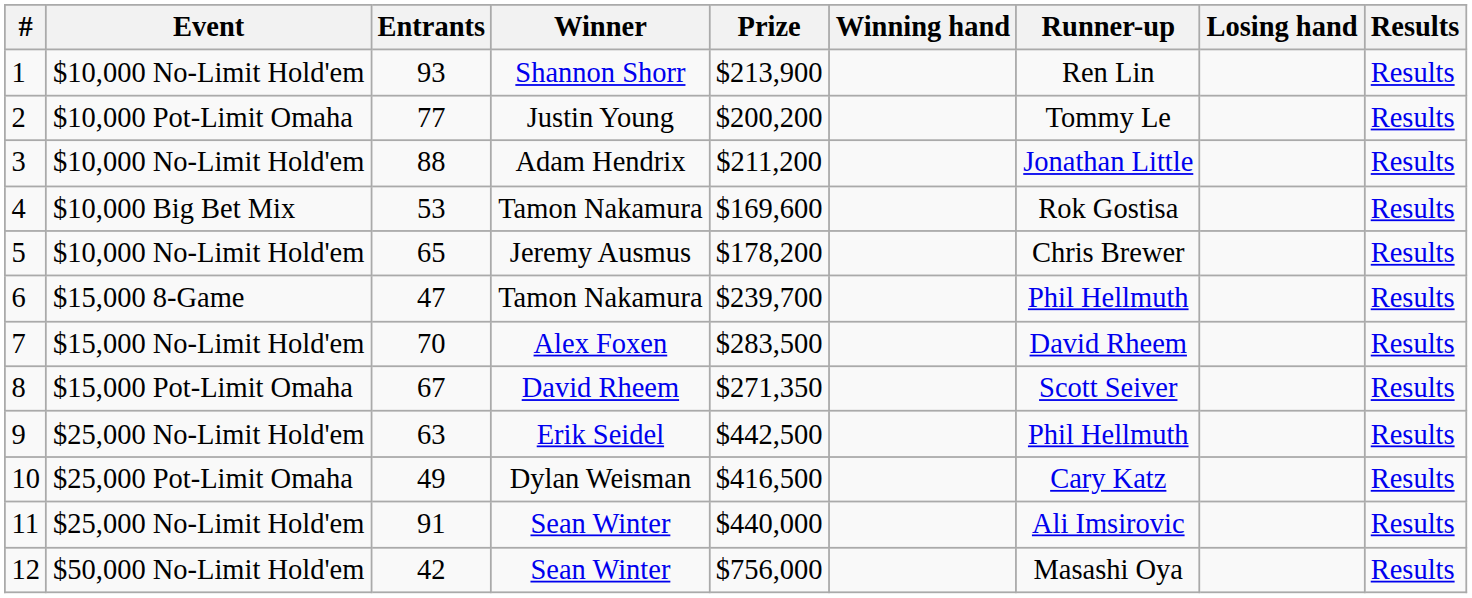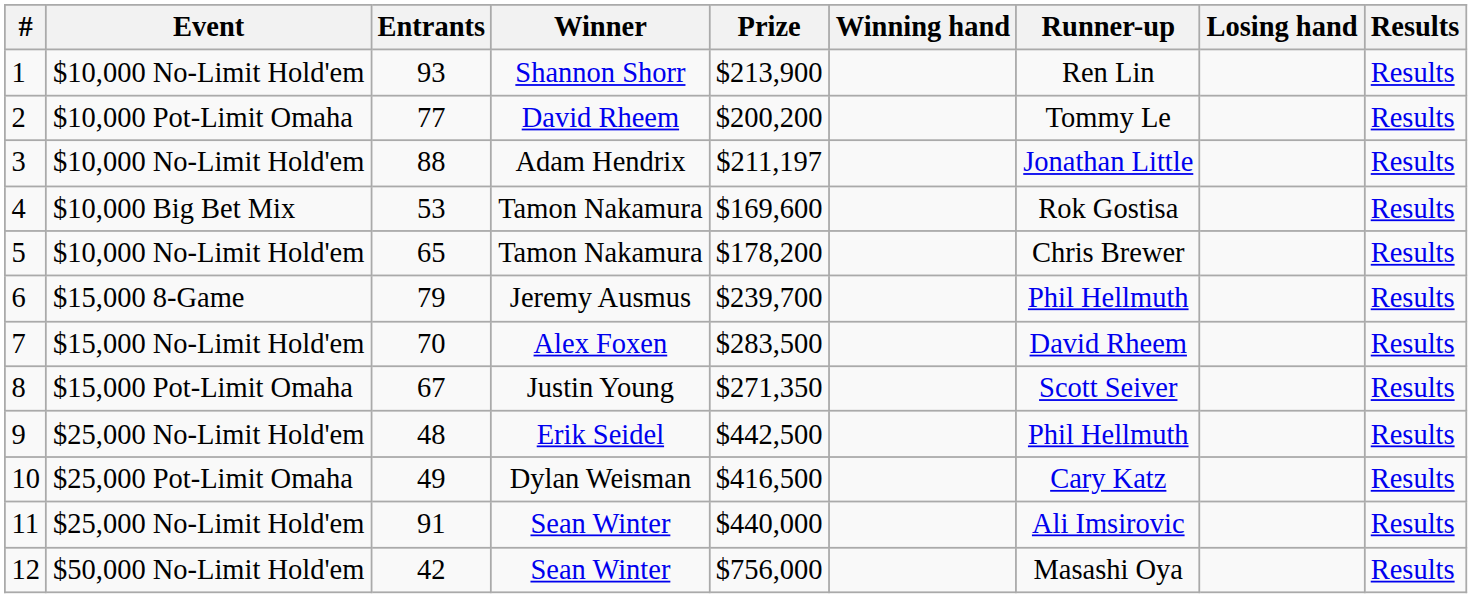(600, 117) Justin Young -> (600, 117) David Rheem
(769, 162) $211,200 -> (769, 162) $211,197
(600, 252) Jeremy Ausmus -> (600, 252) Tamon Nakamura
(431, 298) 47 -> (431, 298) 79
(600, 298) Tamon Nakamura -> (600, 298) Jeremy Ausmus
(600, 388) David Rheem -> (600, 388) Justin Young
(431, 433) 63 -> (431, 433) 48
